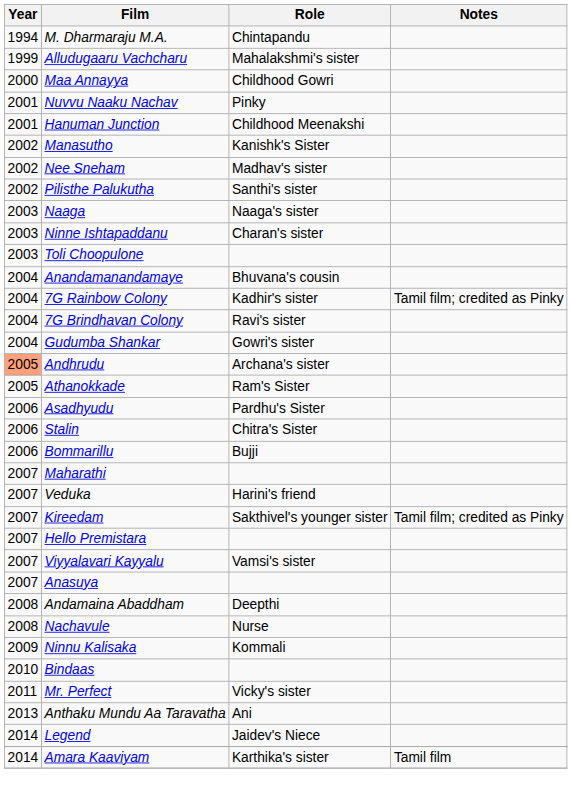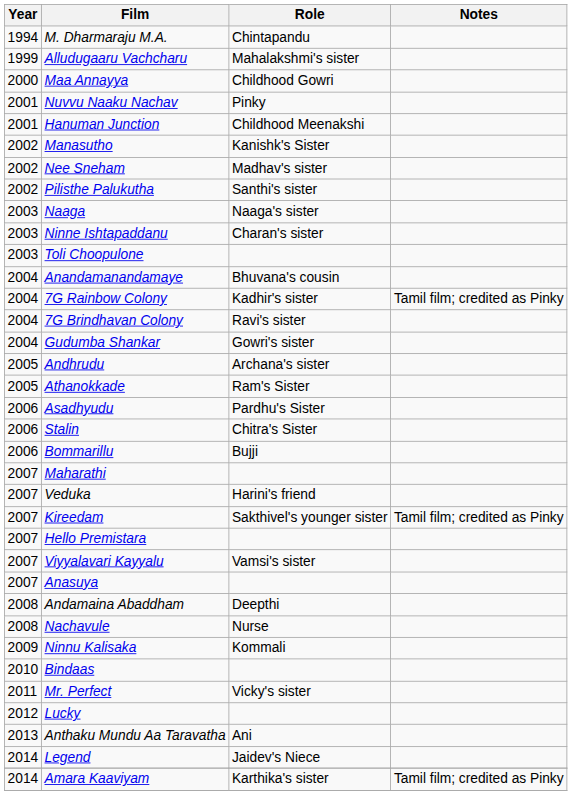(23, 364) lightsalmon background -> (23, 364) no background
+ row: (63, 713)
(423, 757) Tamil film -> (479, 779) Tamil film; credited as Pinky
